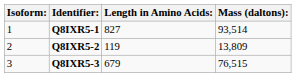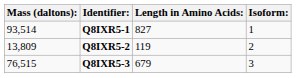columns swapped: (27, 13) <-> (253, 13)
